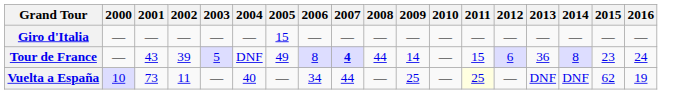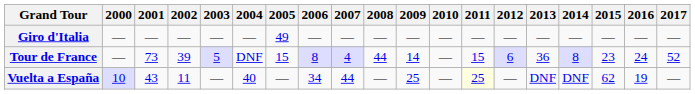+ column: (674, 15)
(282, 36) 15 -> (282, 36) 49
(151, 57) 43 -> (151, 57) 73
(282, 57) 49 -> (282, 57) 15
(347, 57) bold -> (347, 57) normal
(151, 78) 73 -> (151, 78) 43
